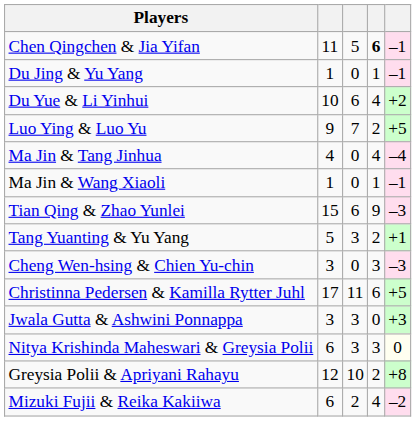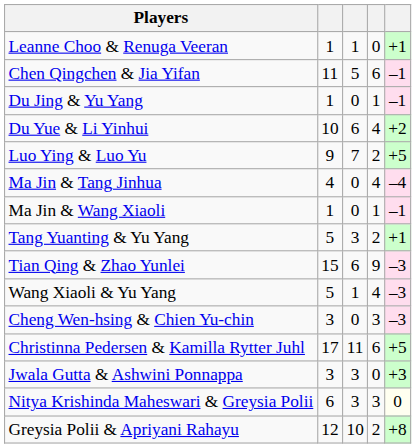+ row: (118, 45)
(376, 45) bold -> (376, 73) normal
rows swapped: (99, 237) <-> (97, 210)
+ row: (92, 292)
- row: (115, 401)
